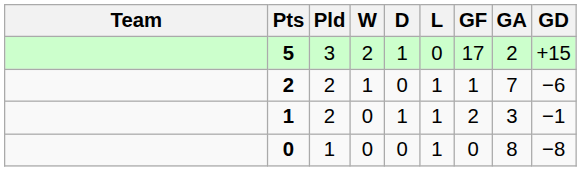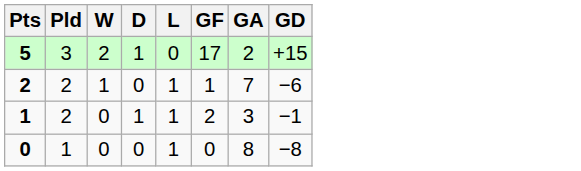- column: (136, 20)
